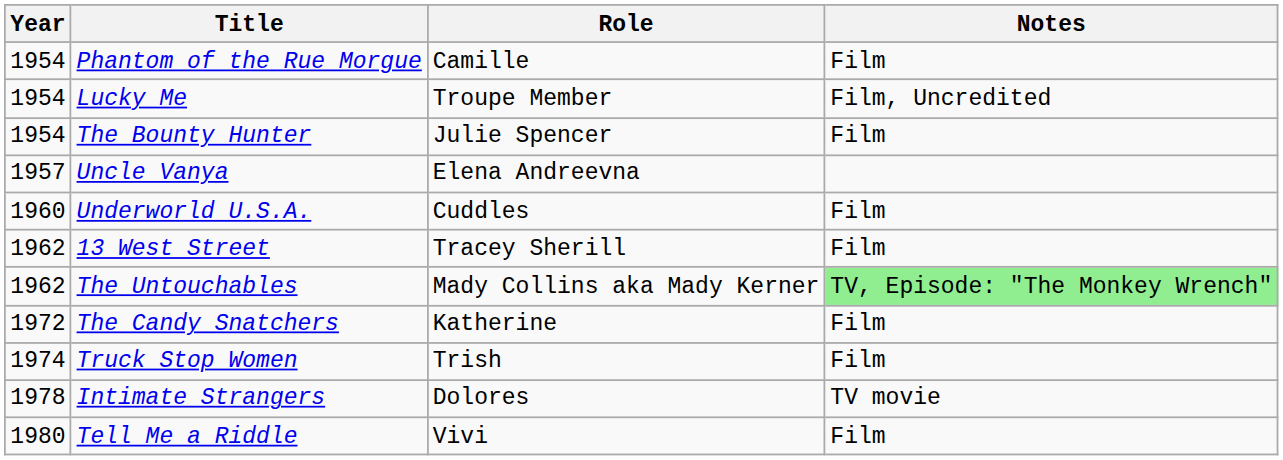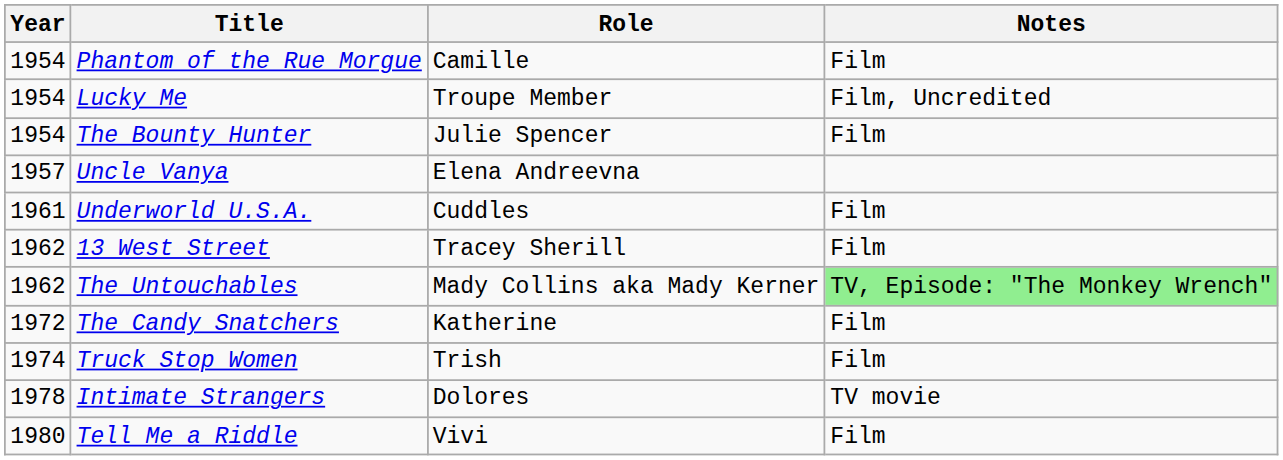(38, 211) 1960 -> (38, 211) 1961
